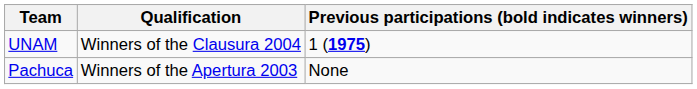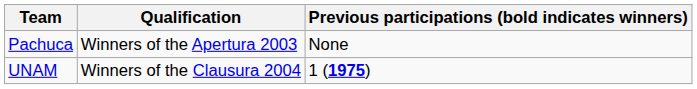rows swapped: (41, 70) <-> (33, 44)
